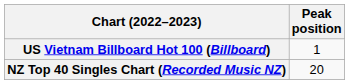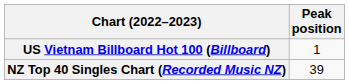(317, 69) 20 -> (317, 69) 39
